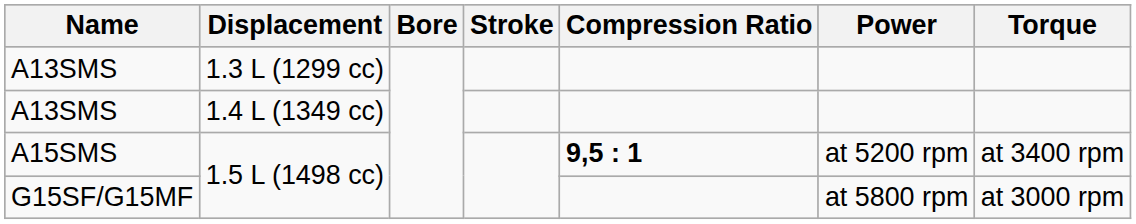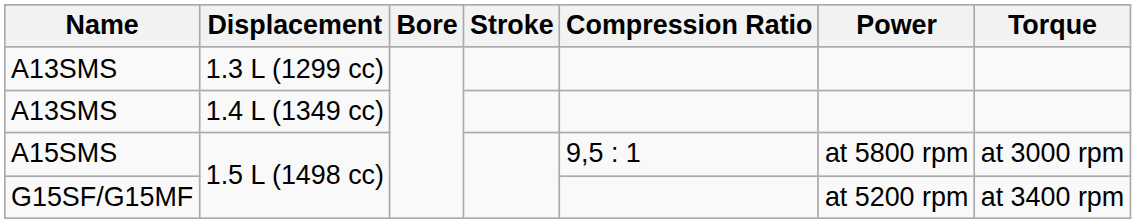(604, 153) bold -> (603, 153) normal
(897, 153) at 5200 rpm -> (897, 153) at 5800 rpm
(1052, 153) at 3400 rpm -> (1052, 153) at 3000 rpm
(897, 196) at 5800 rpm -> (897, 196) at 5200 rpm
(1052, 196) at 3000 rpm -> (1052, 196) at 3400 rpm
